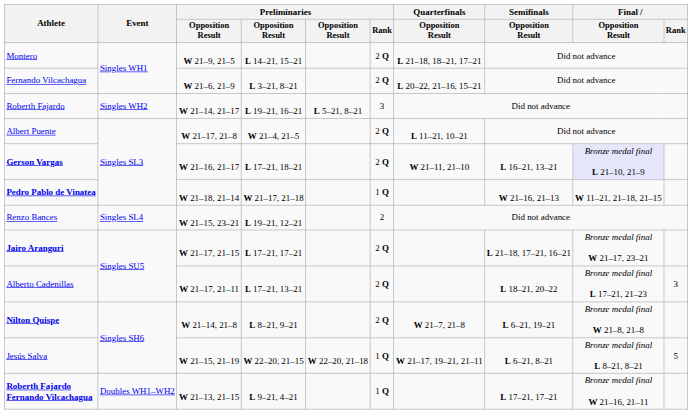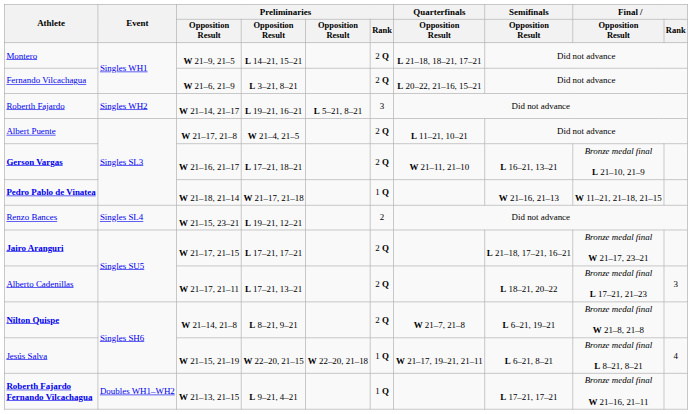(618, 162) lavender background -> (618, 162) no background
(676, 356) 5 -> (676, 356) 4
